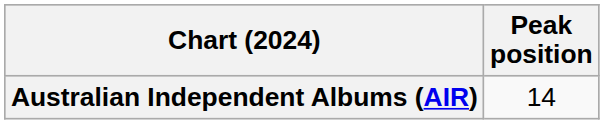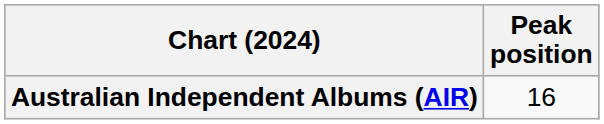(541, 97) 14 -> (541, 97) 16
